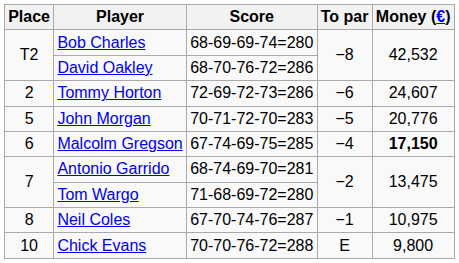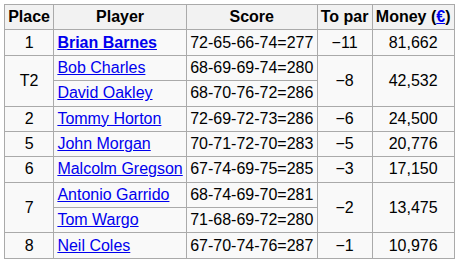+ row: (107, 42)
(413, 93) 24,607 -> (413, 118) 24,500
(345, 144) −4 -> (345, 169) −3
(413, 144) bold -> (413, 169) normal
(413, 220) 10,975 -> (413, 245) 10,976
- row: (102, 245)
